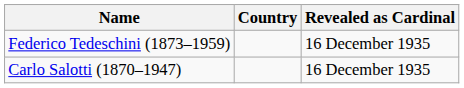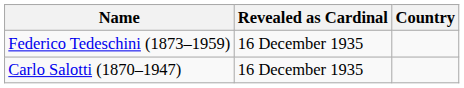columns swapped: (268, 17) <-> (380, 17)
